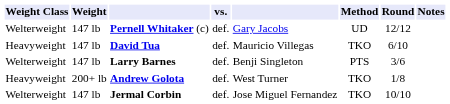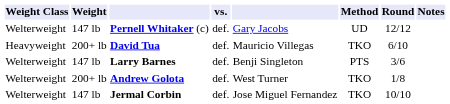(86, 45) 147 lb -> (89, 45) 200+ lb
(36, 78) Heavyweight -> (36, 78) Welterweight
